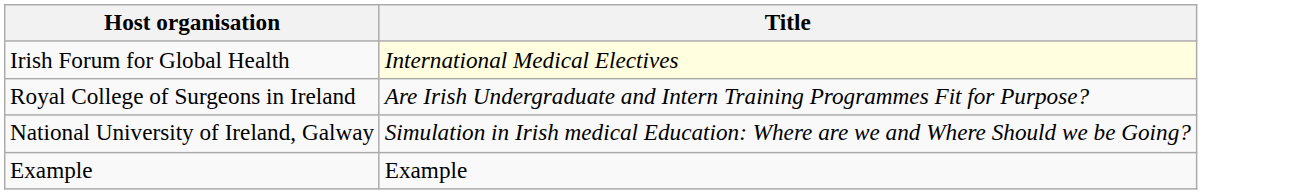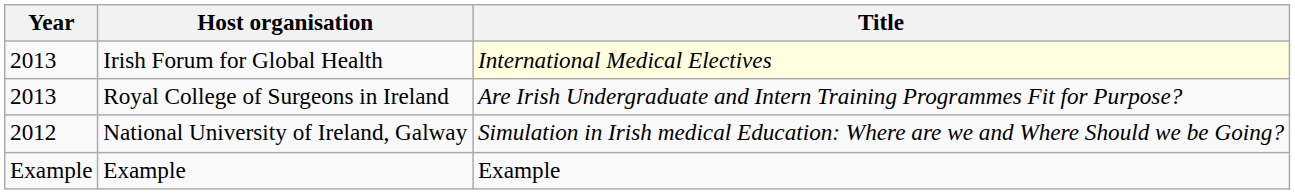+ column: (51, 22)
